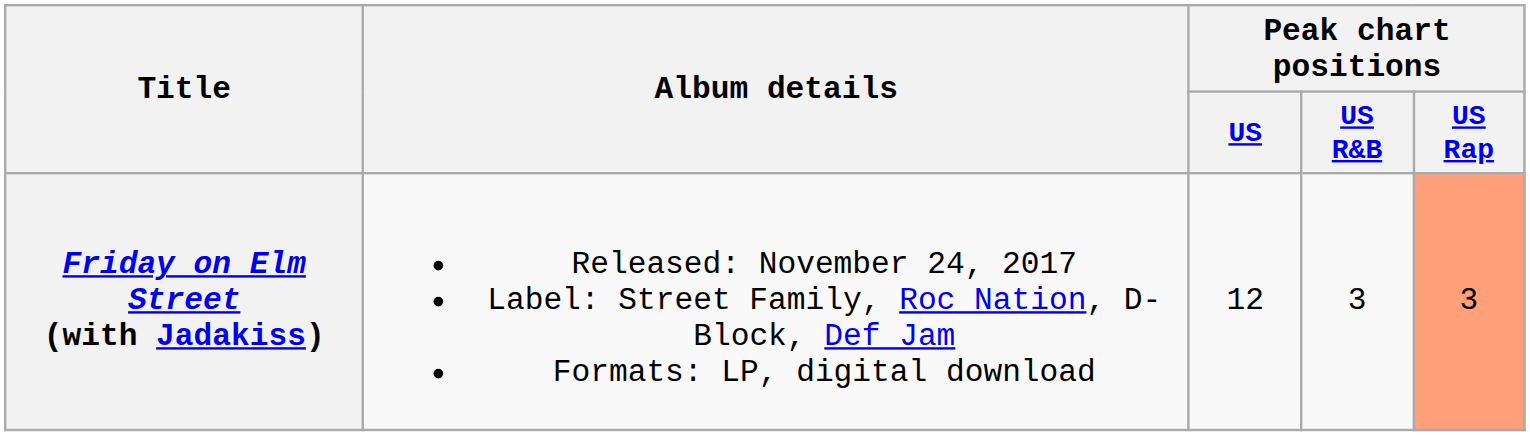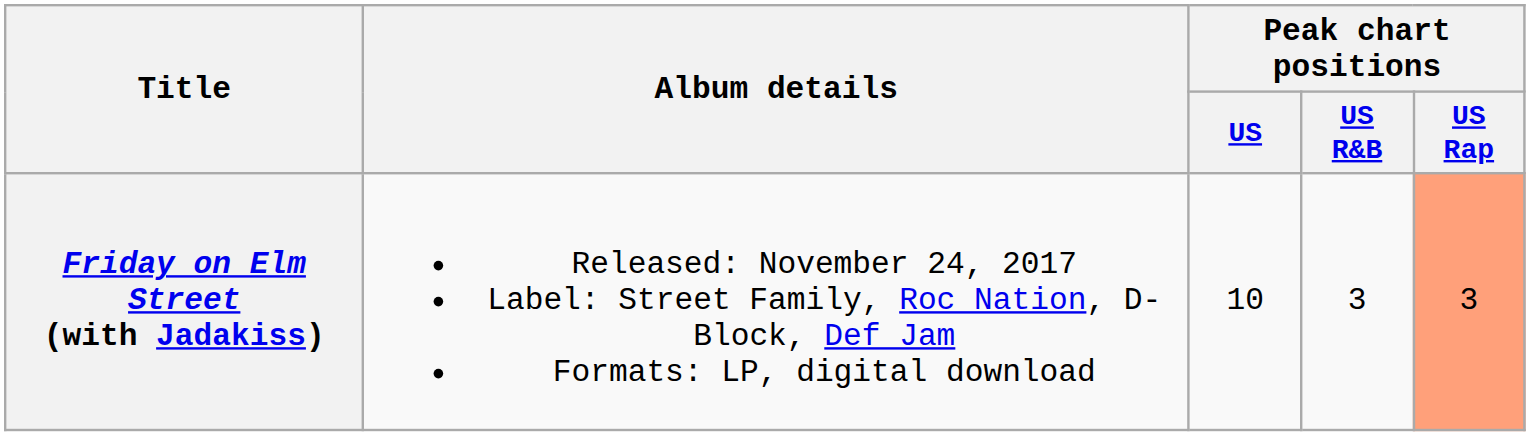(1245, 301) 12 -> (1245, 301) 10
